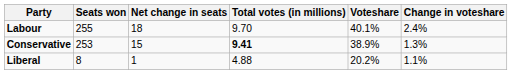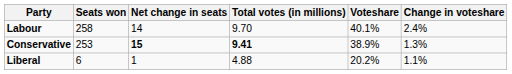(84, 28) 255 -> (84, 28) 258
(137, 28) 18 -> (137, 28) 14
(137, 45) normal -> (137, 45) bold
(79, 61) 8 -> (79, 61) 6
